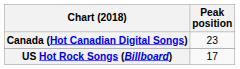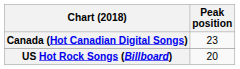(212, 56) 17 -> (212, 56) 20
